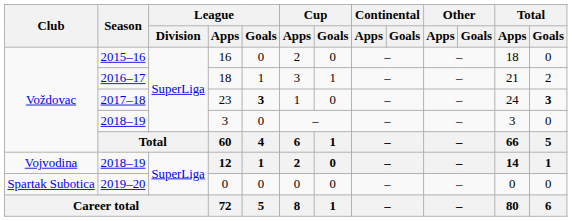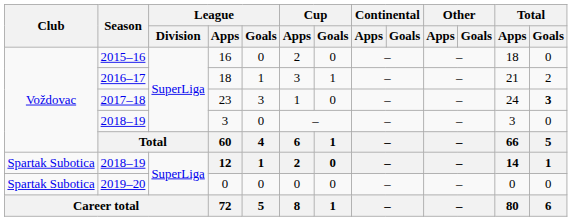(261, 100) bold -> (261, 100) normal
(51, 163) Vojvodina -> (51, 163) Spartak Subotica
